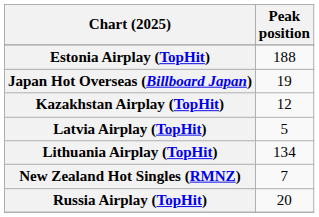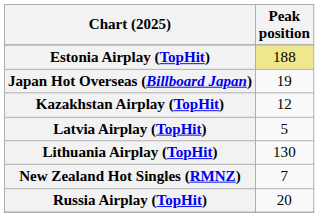(284, 57) no background -> (284, 57) khaki background
(284, 152) 134 -> (284, 152) 130
